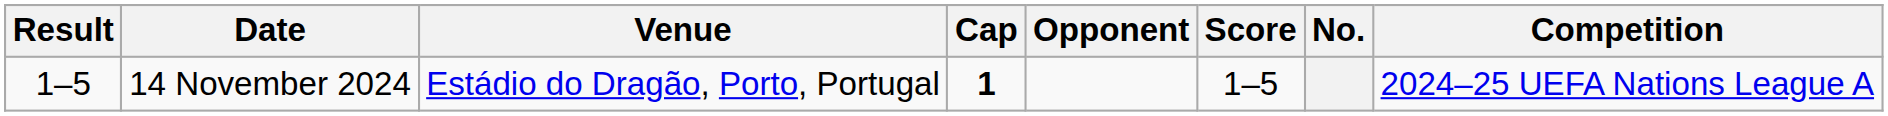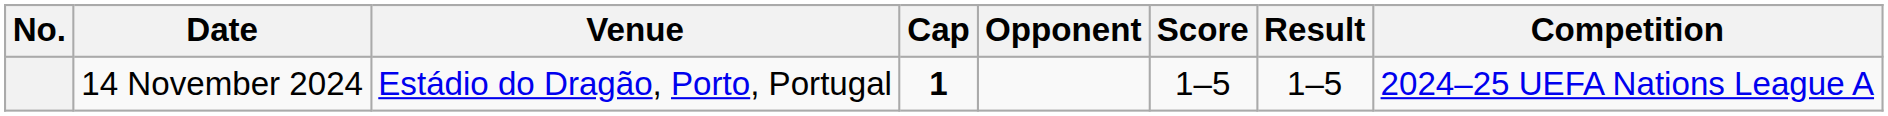columns swapped: (1339, 30) <-> (63, 30)
